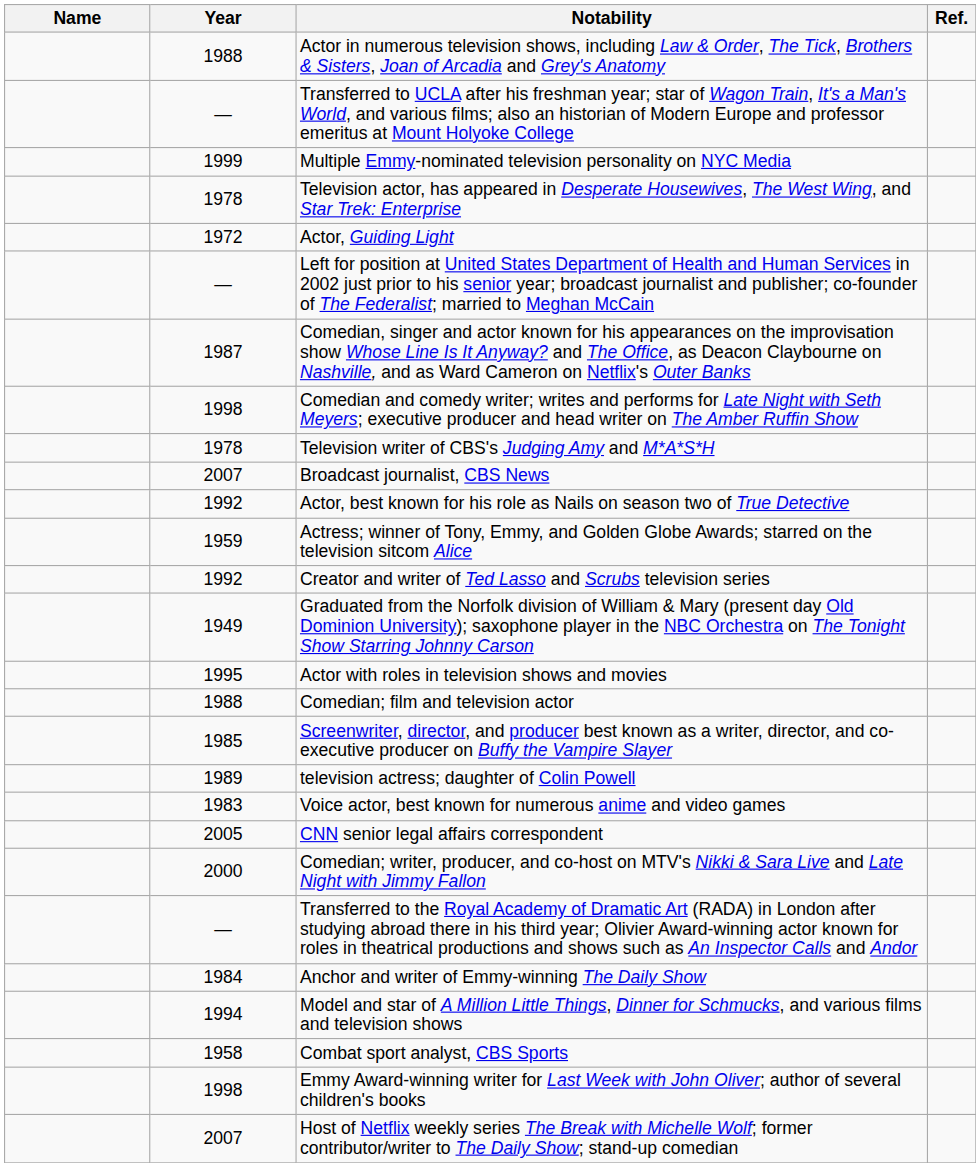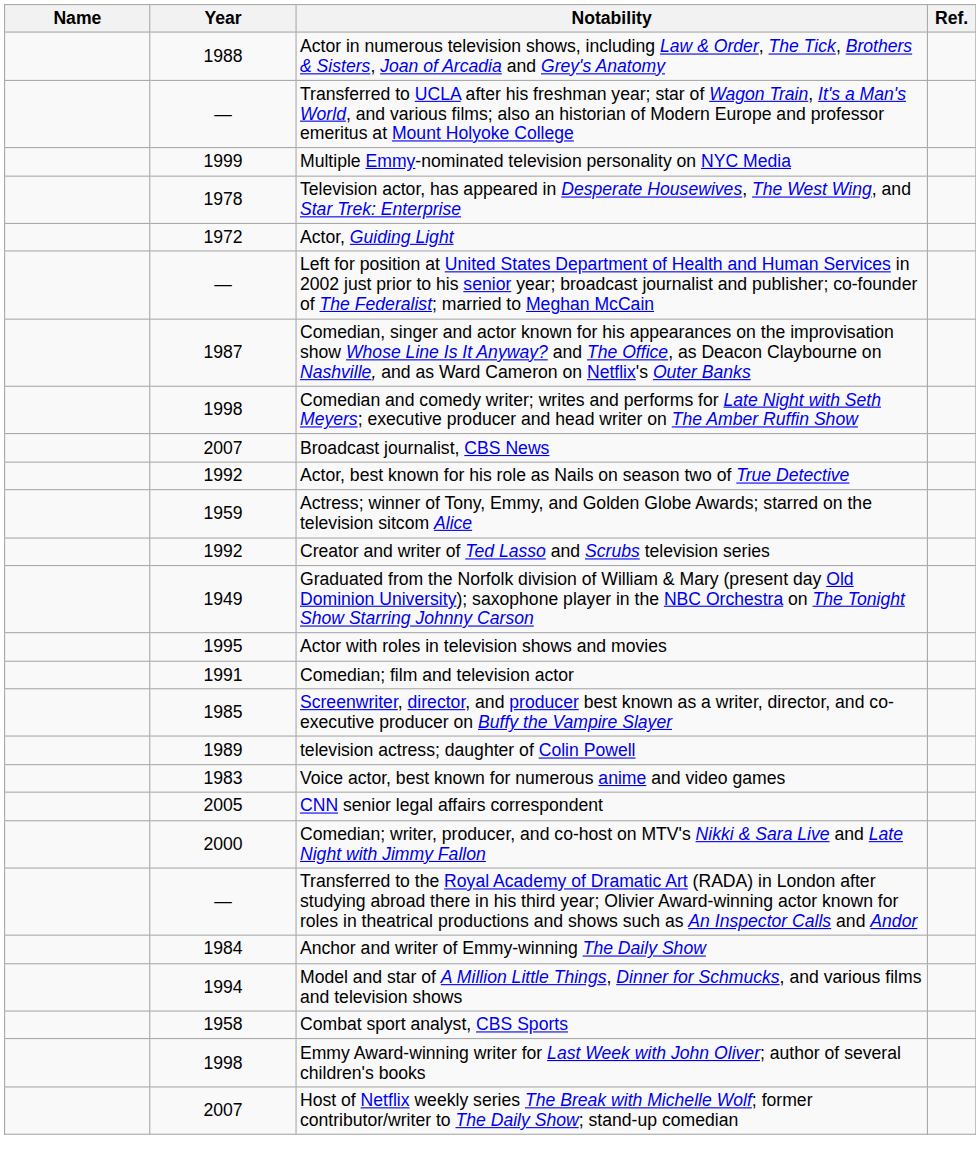- row: (507, 447)
(223, 702) 1988 -> (223, 674) 1991
